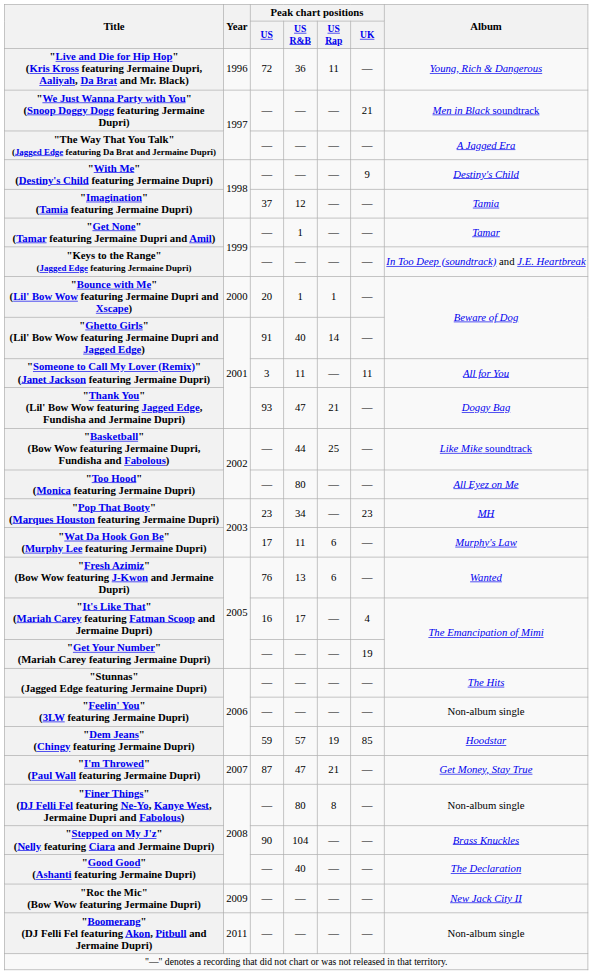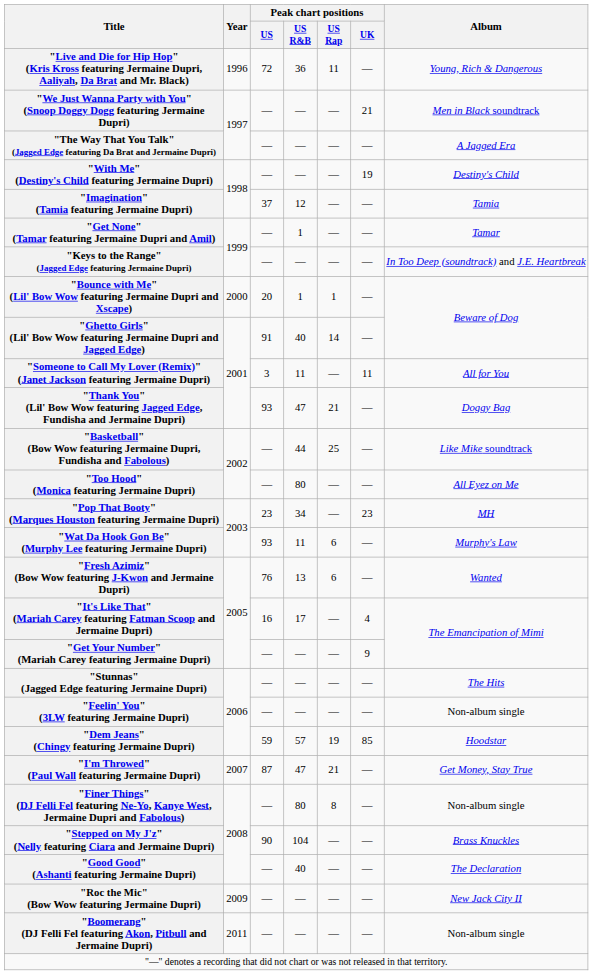(367, 174) 9 -> (367, 174) 19
(267, 542) 17 -> (267, 542) 93
(367, 653) 19 -> (367, 653) 9
